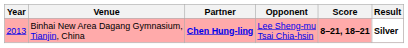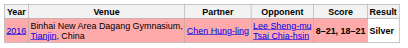(16, 31) 2013 -> (16, 31) 2016
(220, 31) bold -> (218, 31) normal
